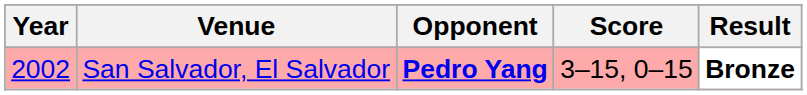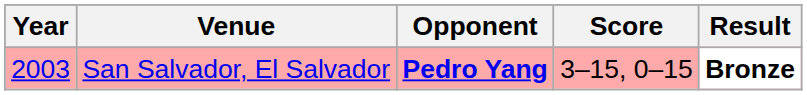(41, 68) 2002 -> (41, 68) 2003
